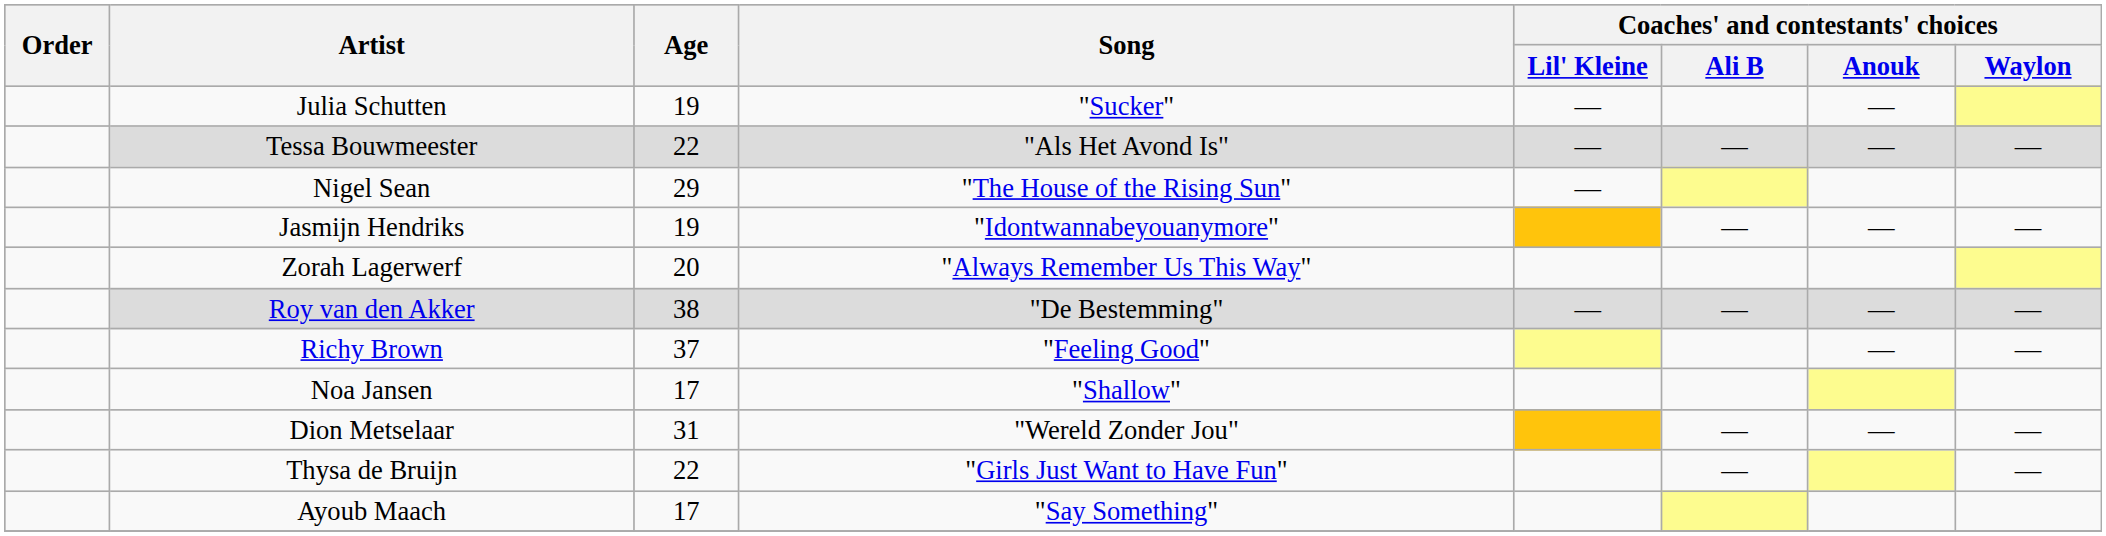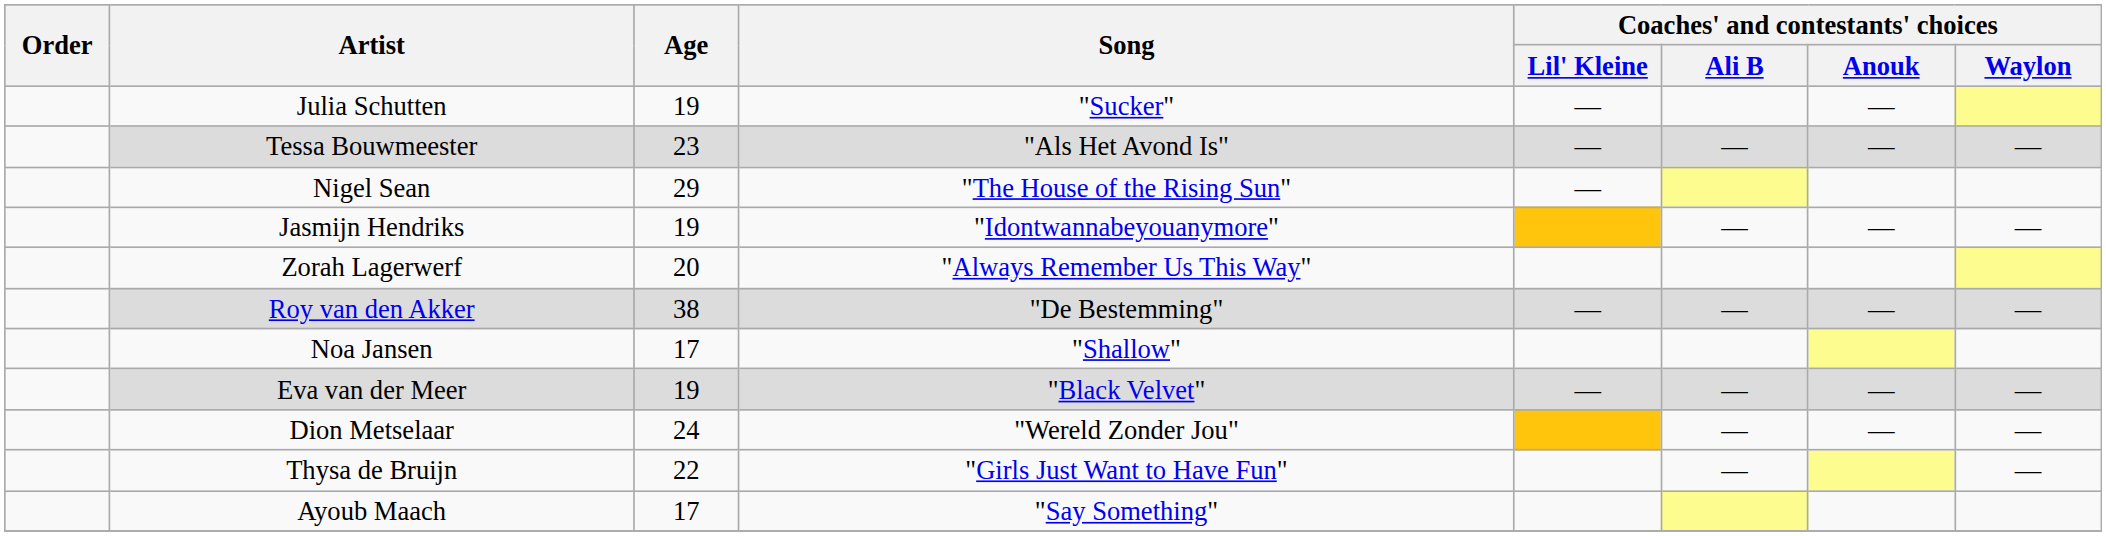(686, 146) 22 -> (686, 146) 23
- row: (372, 349)
+ row: (372, 389)
(686, 430) 31 -> (686, 430) 24
